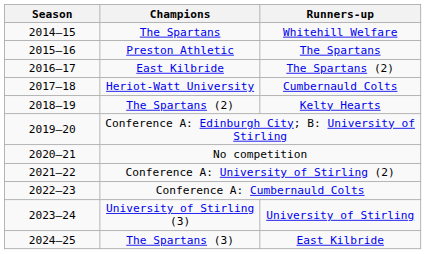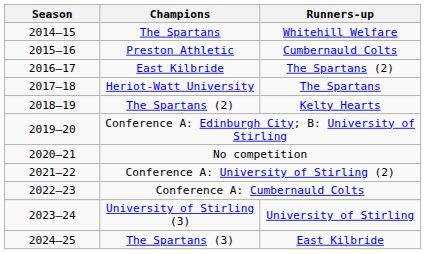(340, 50) The Spartans -> (340, 50) Cumbernauld Colts
(340, 86) Cumbernauld Colts -> (340, 86) The Spartans
